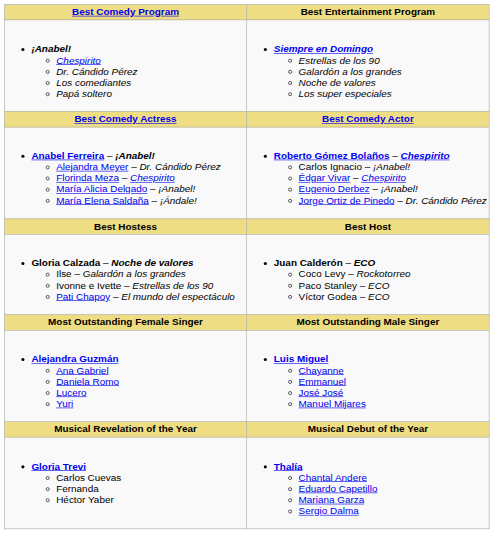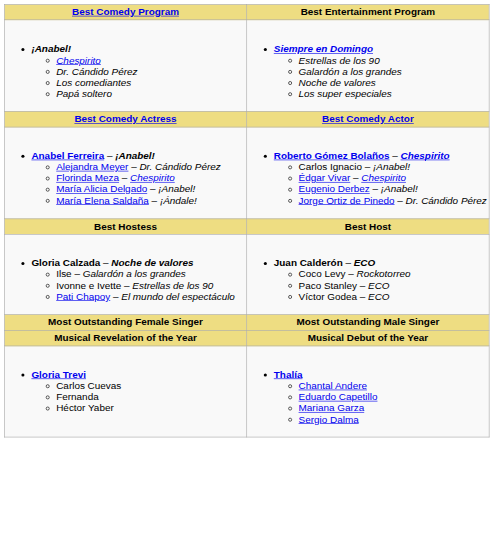- row: (126, 381)
